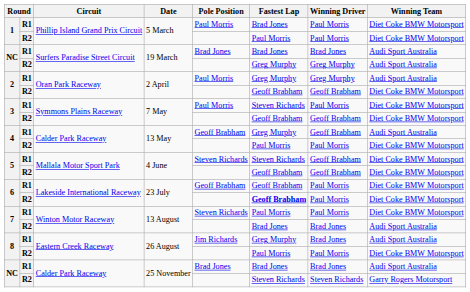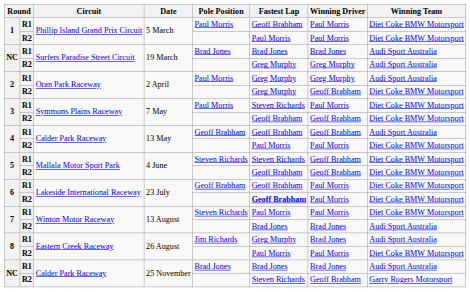(270, 24) Brad Jones -> (277, 24) Geoff Brabham
(277, 91) Geoff Brabham -> (274, 91) Greg Murphy
(274, 131) Greg Murphy -> (277, 131) Geoff Brabham
(337, 280) Steven Richards -> (336, 280) Geoff Brabham
